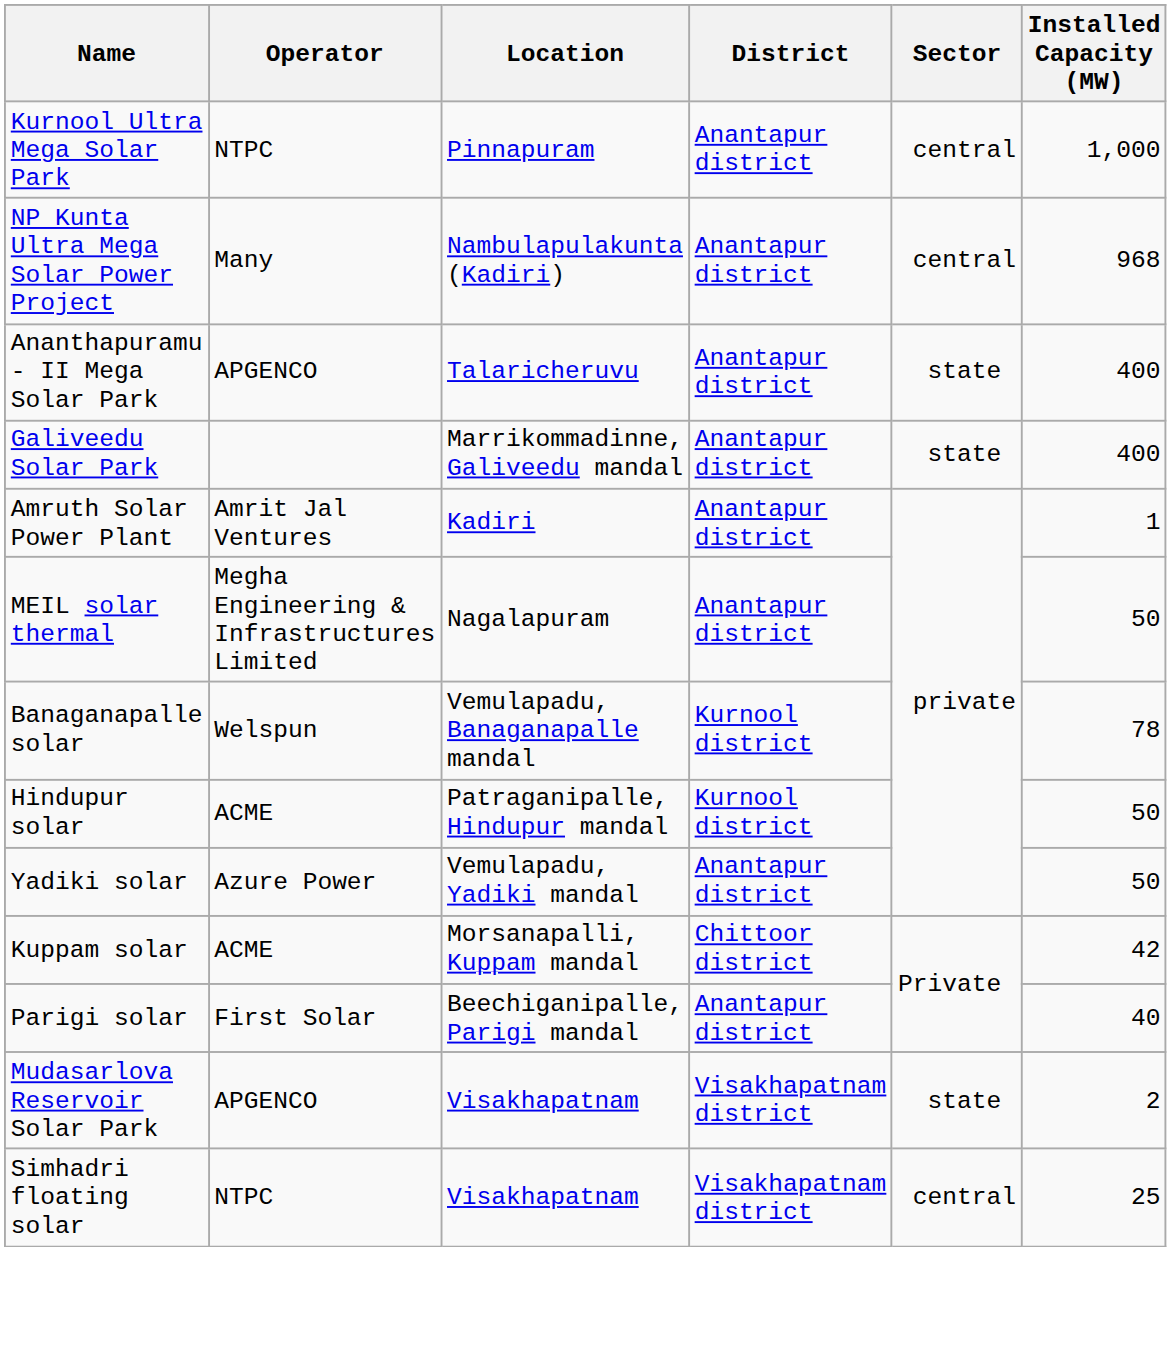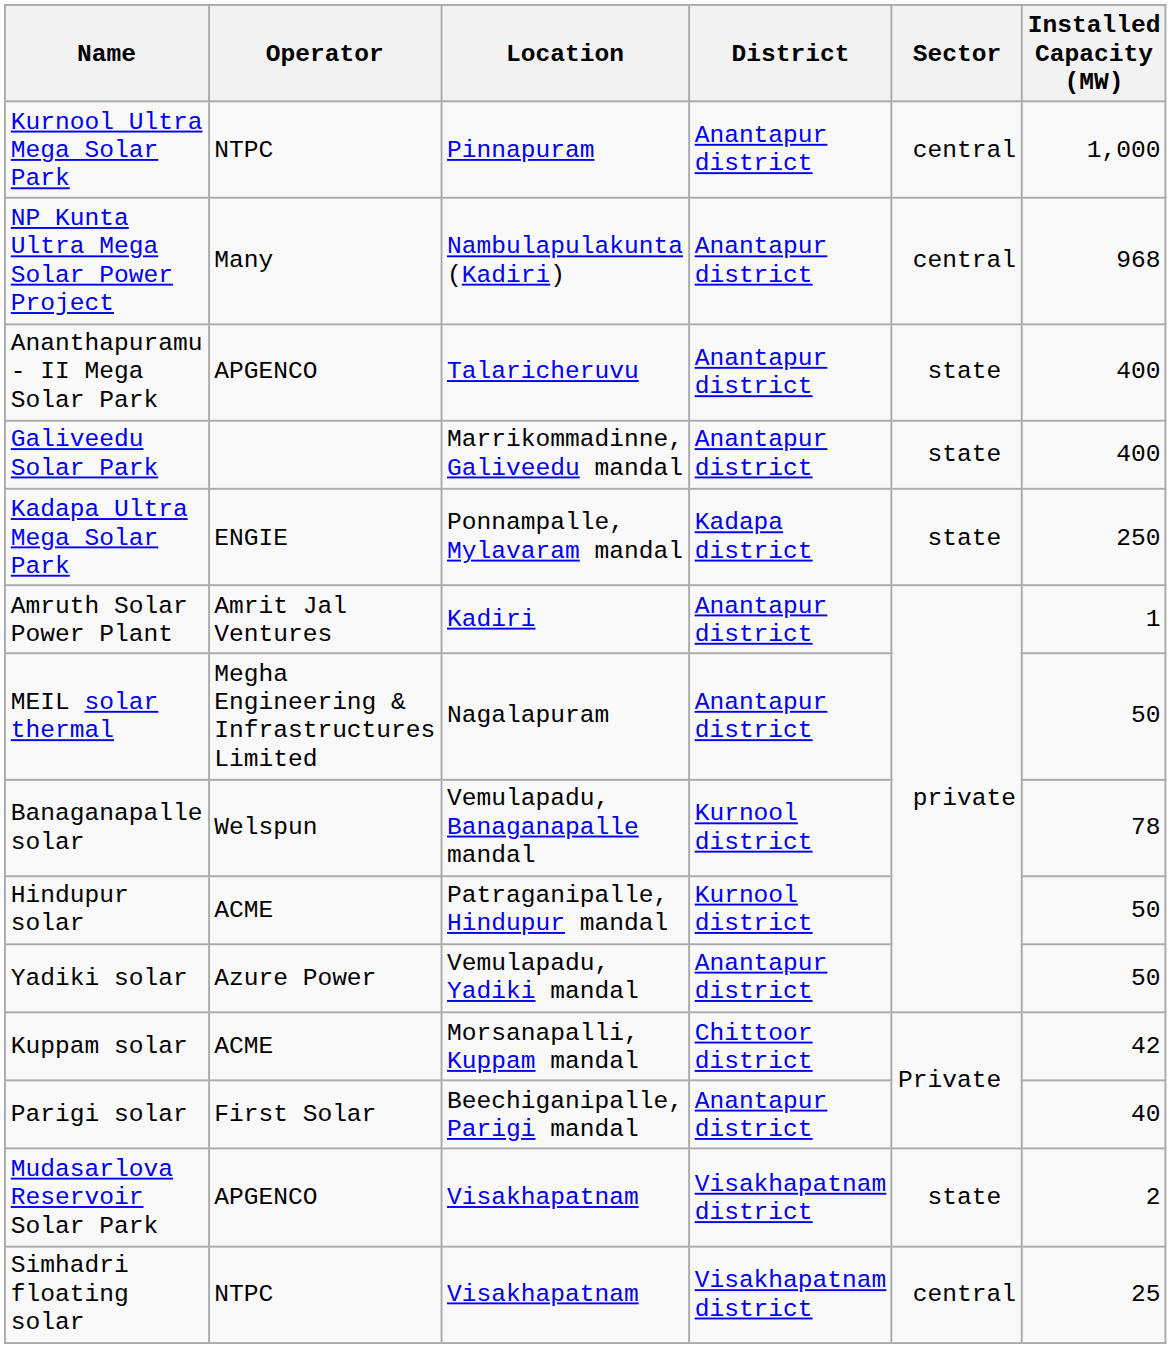+ row: (99, 537)
